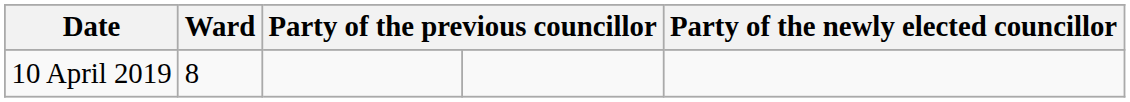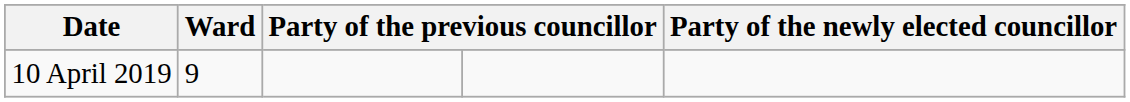(192, 73) 8 -> (192, 73) 9
